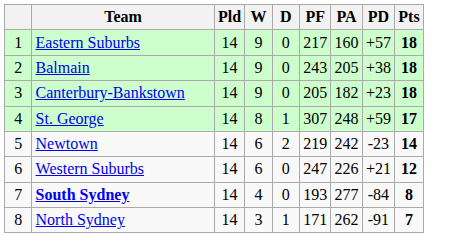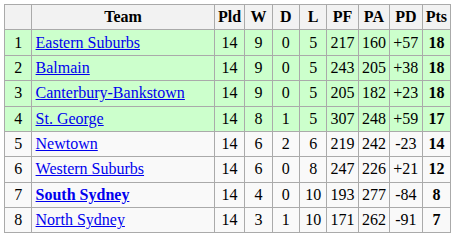+ column: (313, 17)
